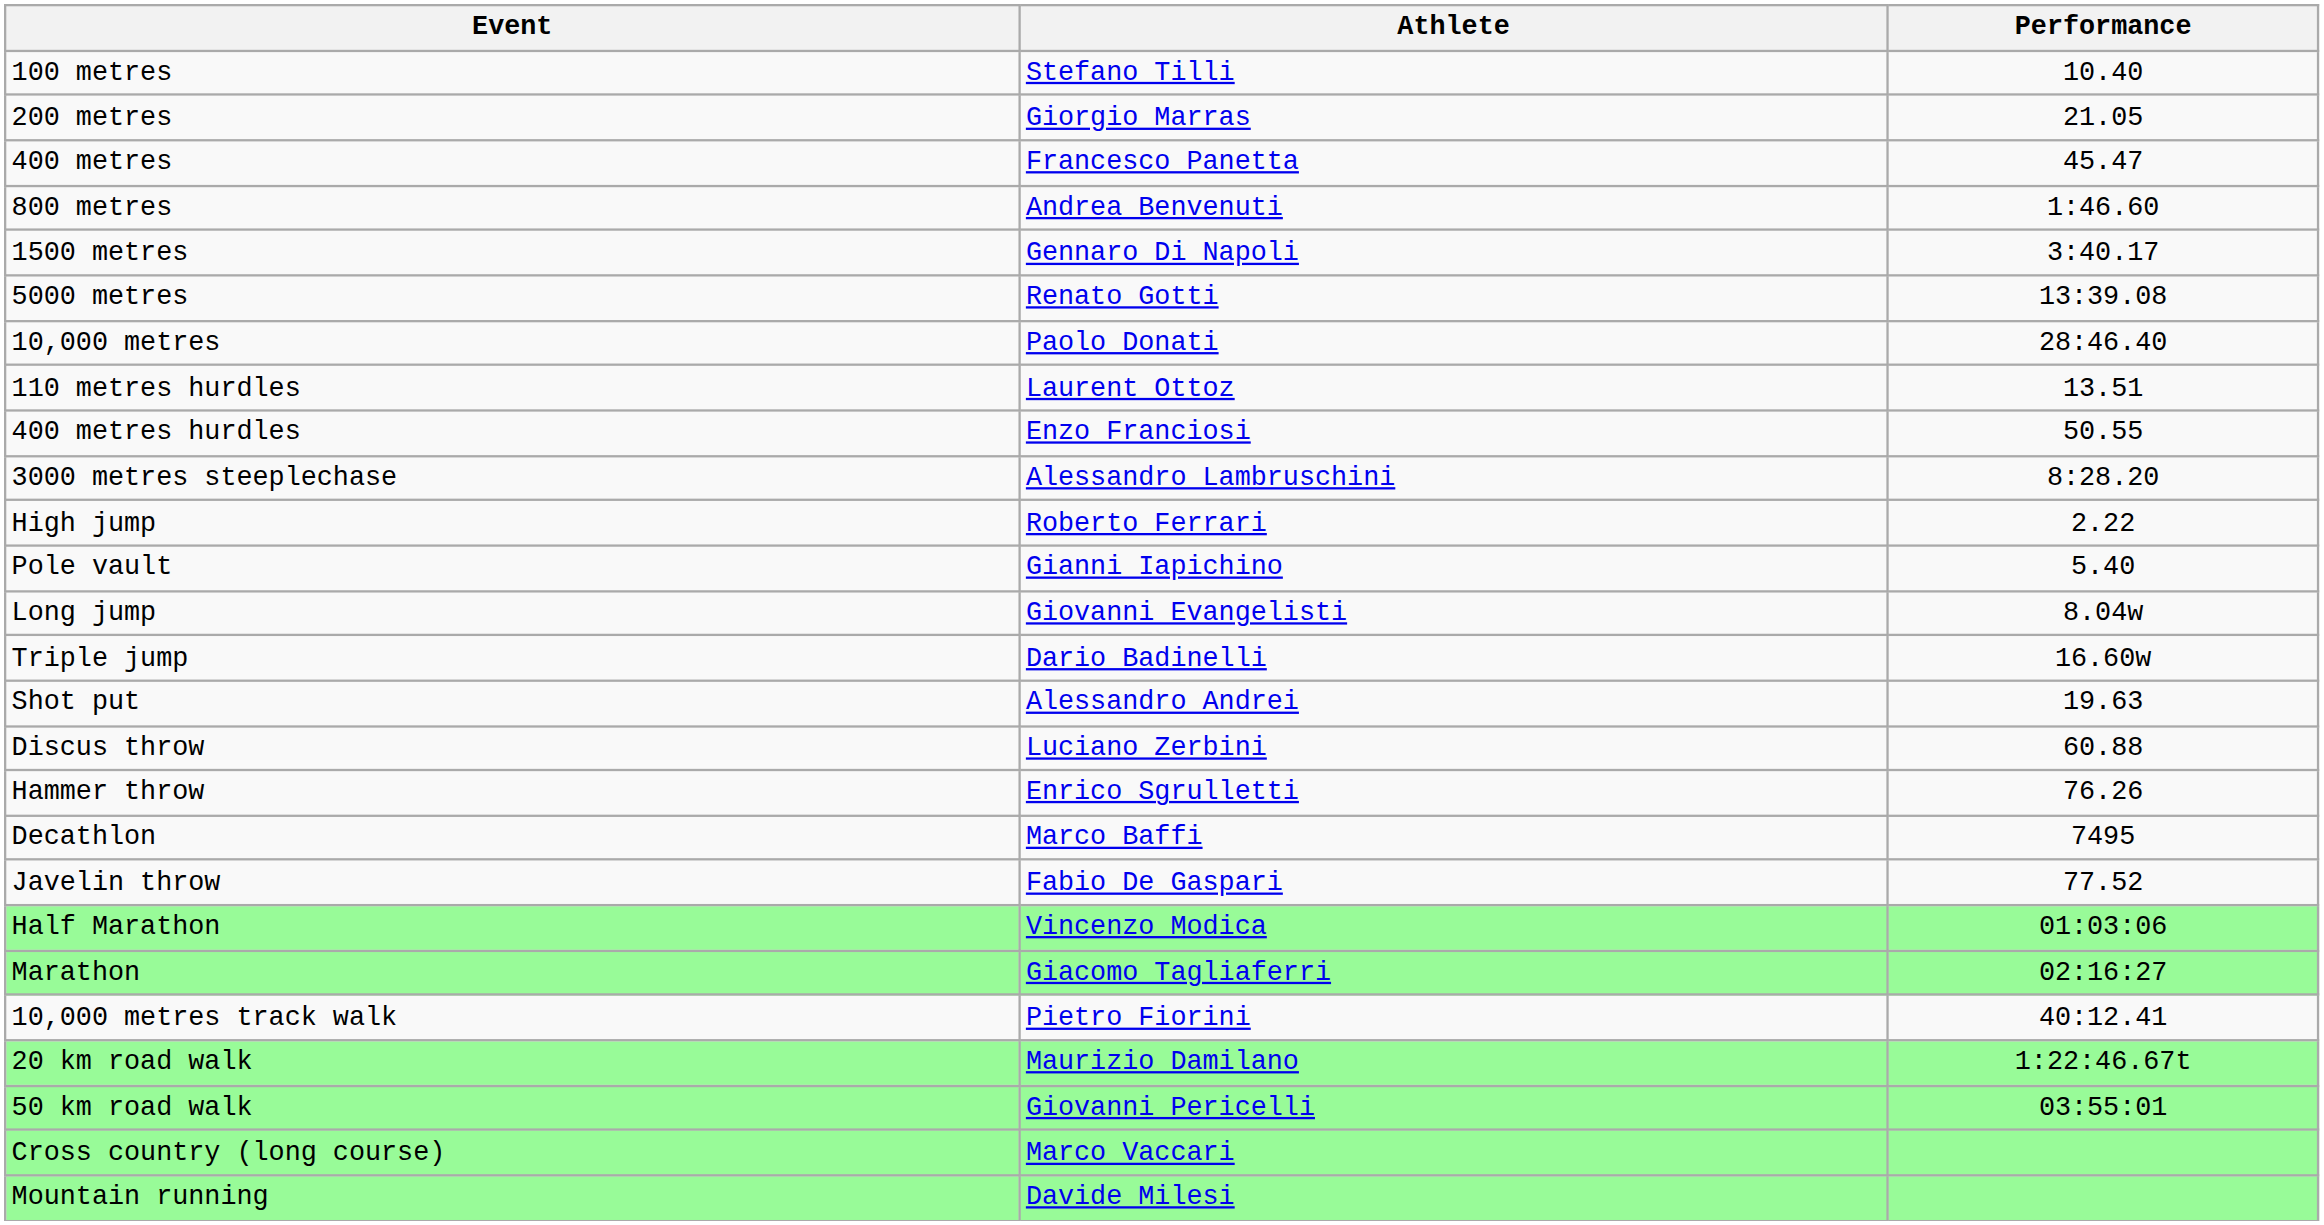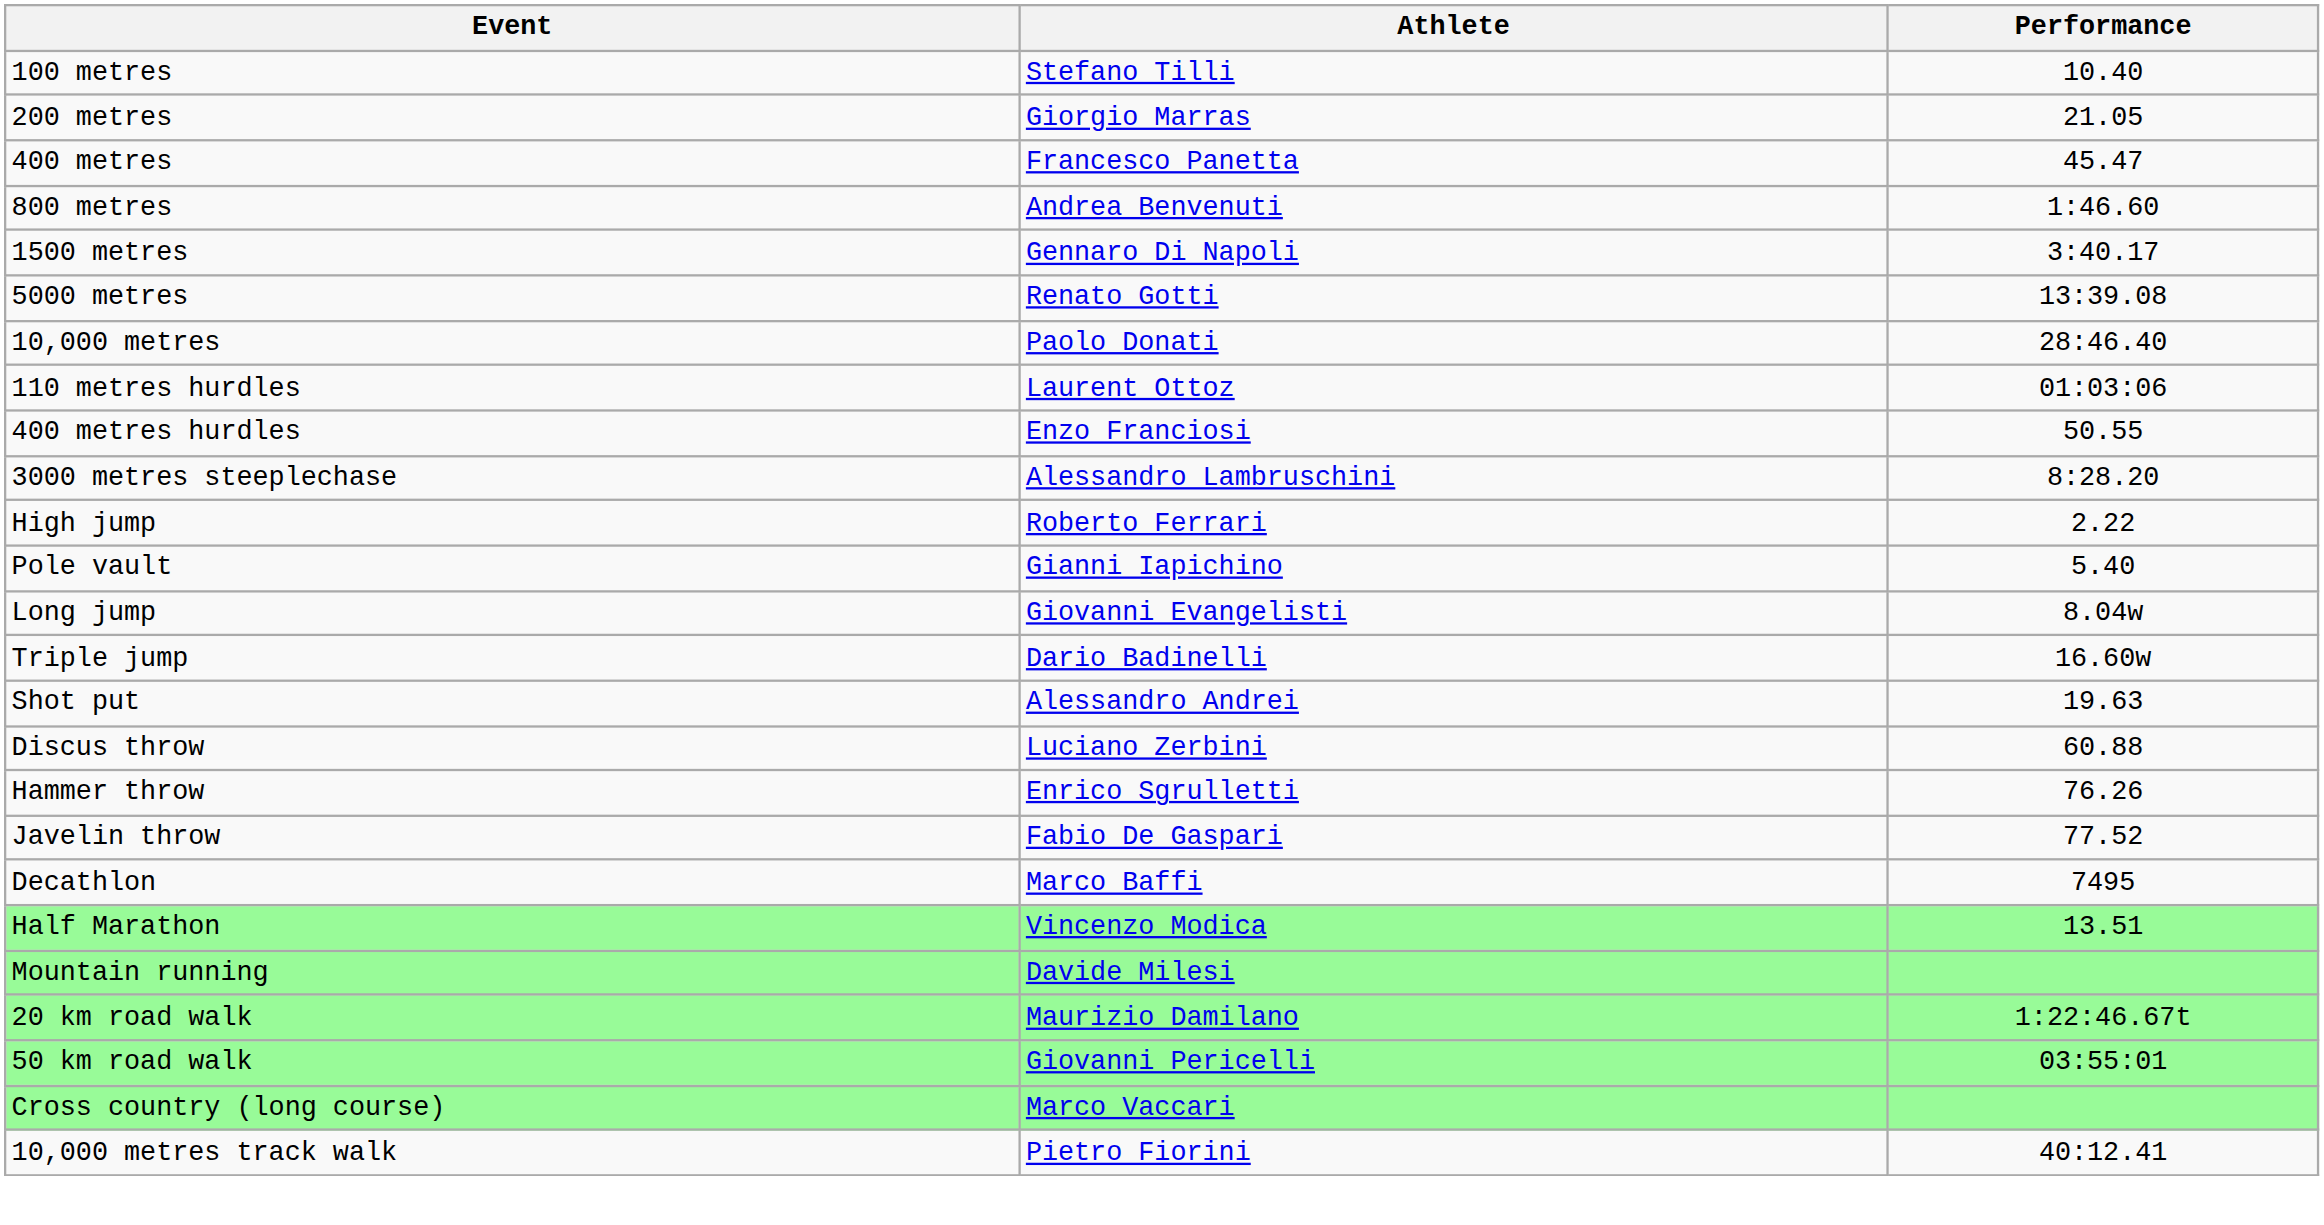(2103, 387) 13.51 -> (2103, 387) 01:03:06
rows swapped: (116, 883) <-> (84, 838)
(2103, 928) 01:03:06 -> (2103, 928) 13.51
- row: (76, 973)
rows swapped: (204, 1018) <-> (140, 1198)
